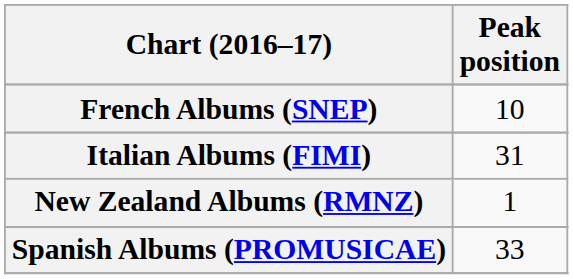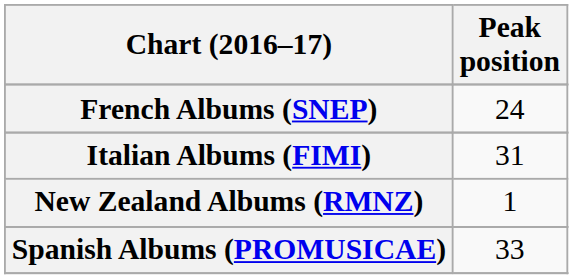(510, 108) 10 -> (510, 108) 24
